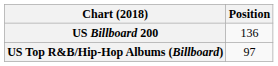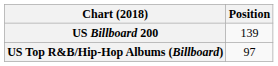(249, 33) 136 -> (249, 33) 139
